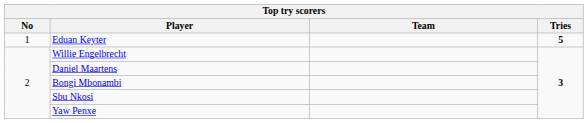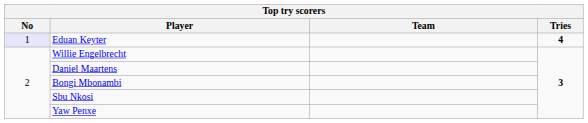(27, 40) no background -> (27, 40) lavender background
(561, 40) 5 -> (561, 40) 4
